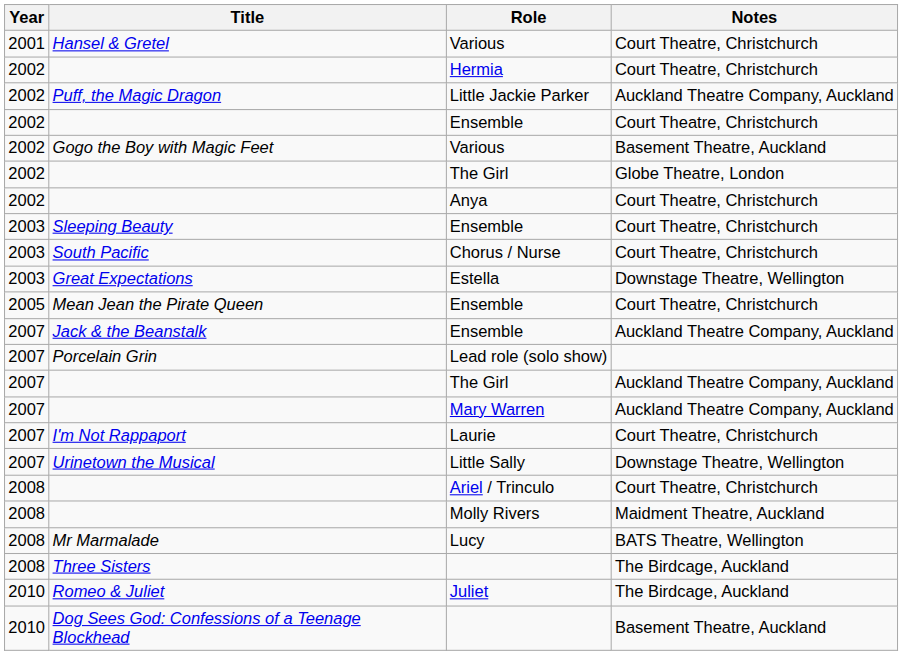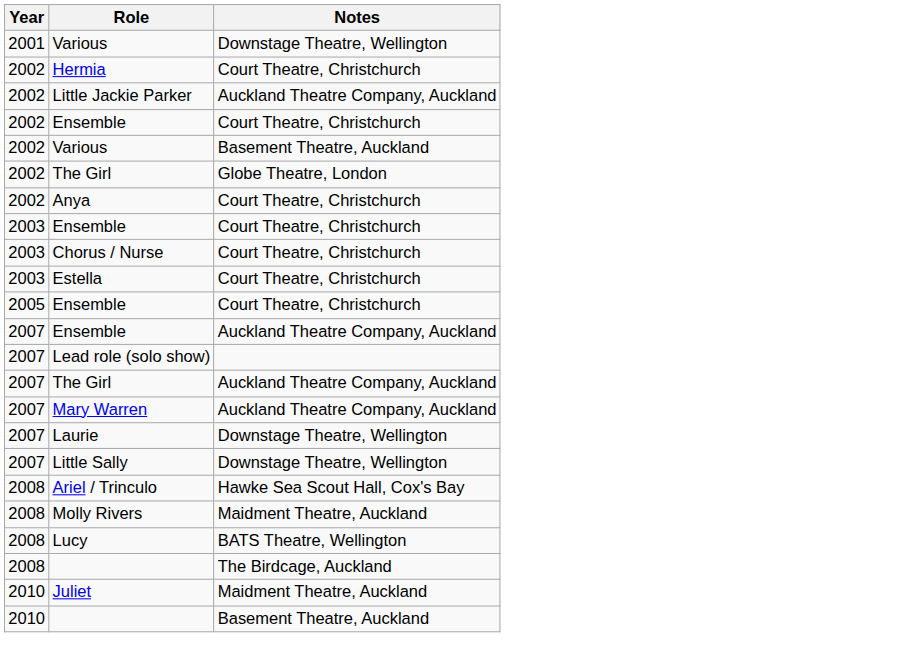- column: (247, 17)
(716, 43) Court Theatre, Christchurch -> (332, 43) Downstage Theatre, Wellington
(730, 278) Downstage Theatre, Wellington -> (319, 278) Court Theatre, Christchurch
(716, 435) Court Theatre, Christchurch -> (332, 435) Downstage Theatre, Wellington
(716, 488) Court Theatre, Christchurch -> (341, 488) Hawke Sea Scout Hall, Cox's Bay
(702, 592) The Birdcage, Auckland -> (322, 592) Maidment Theatre, Auckland
